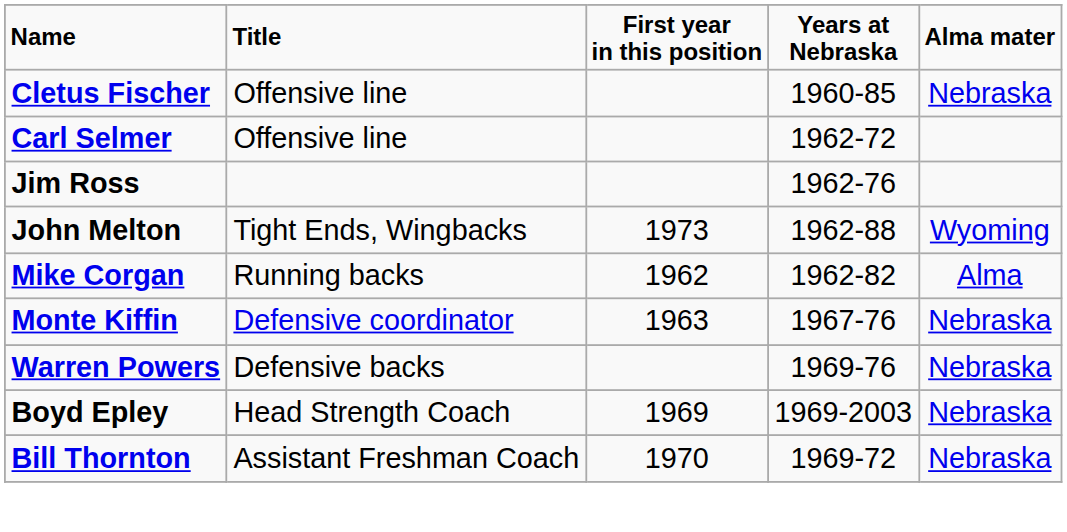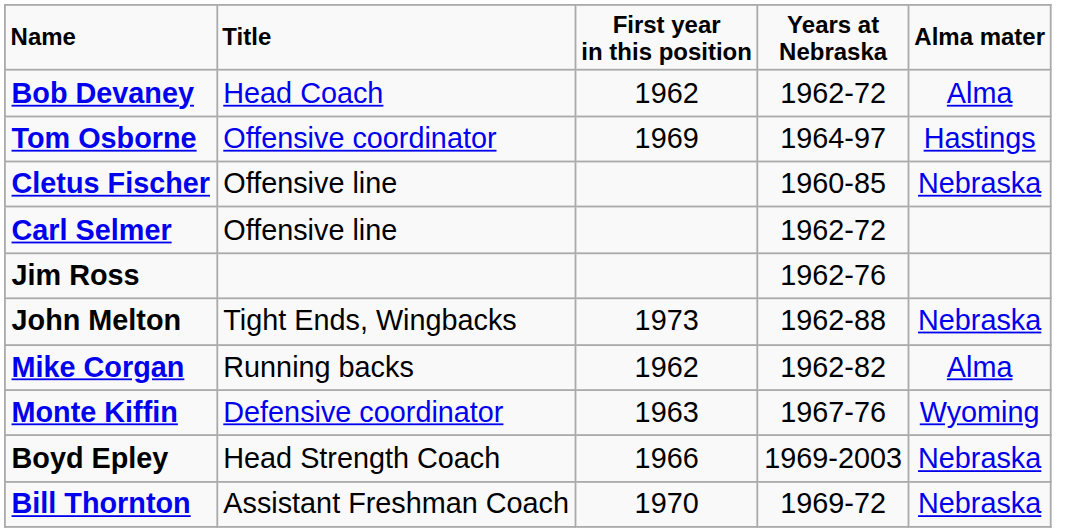+ row: (103, 92)
+ row: (104, 138)
(990, 229) Wyoming -> (980, 321) Nebraska
(990, 321) Nebraska -> (980, 412) Wyoming
- row: (116, 366)
(677, 412) 1969 -> (667, 458) 1966
